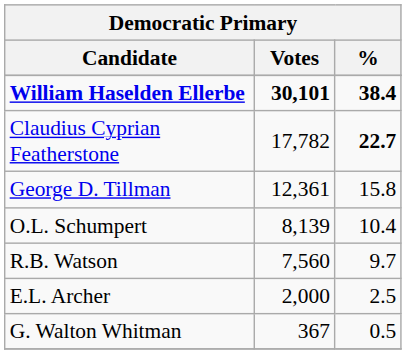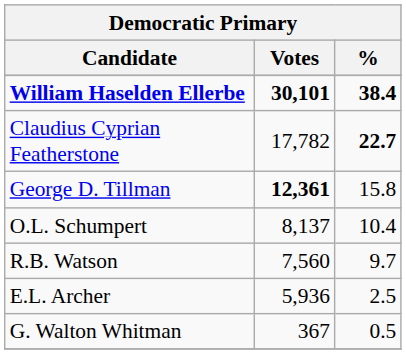(300, 189) normal -> (300, 189) bold
(306, 224) 8,139 -> (306, 224) 8,137
(306, 295) 2,000 -> (306, 295) 5,936
